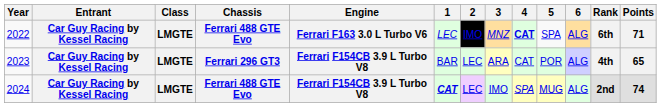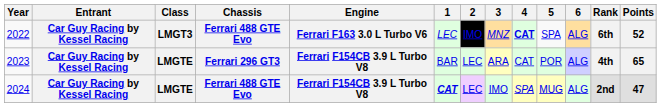(175, 34) LMGTE -> (175, 34) LMGT3
(638, 34) 71 -> (638, 34) 52
(638, 88) 74 -> (638, 88) 47
